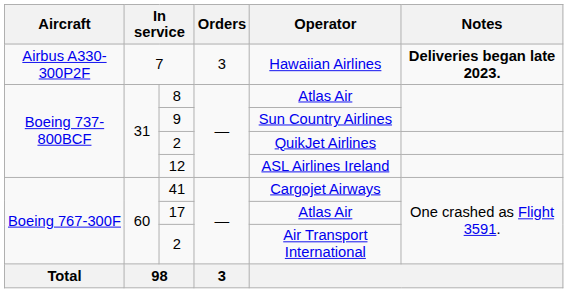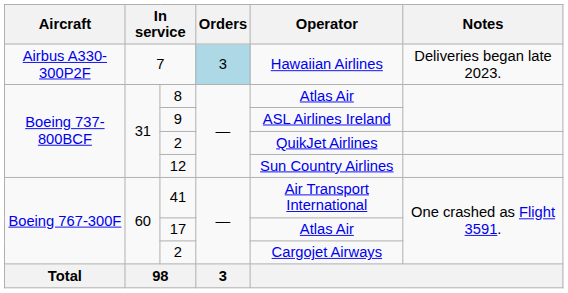(222, 64) no background -> (223, 64) lightblue background
(482, 64) bold -> (483, 64) normal
(325, 119) Sun Country Airlines -> (327, 119) ASL Airlines Ireland
(325, 166) ASL Airlines Ireland -> (327, 166) Sun Country Airlines
(325, 189) Cargojet Airways -> (327, 197) Air Transport International
(325, 244) Air Transport International -> (327, 252) Cargojet Airways
